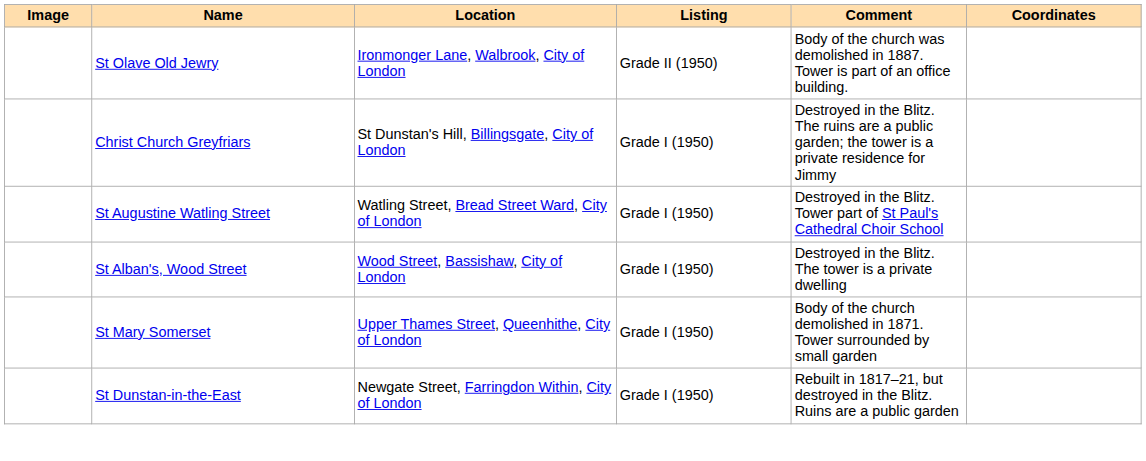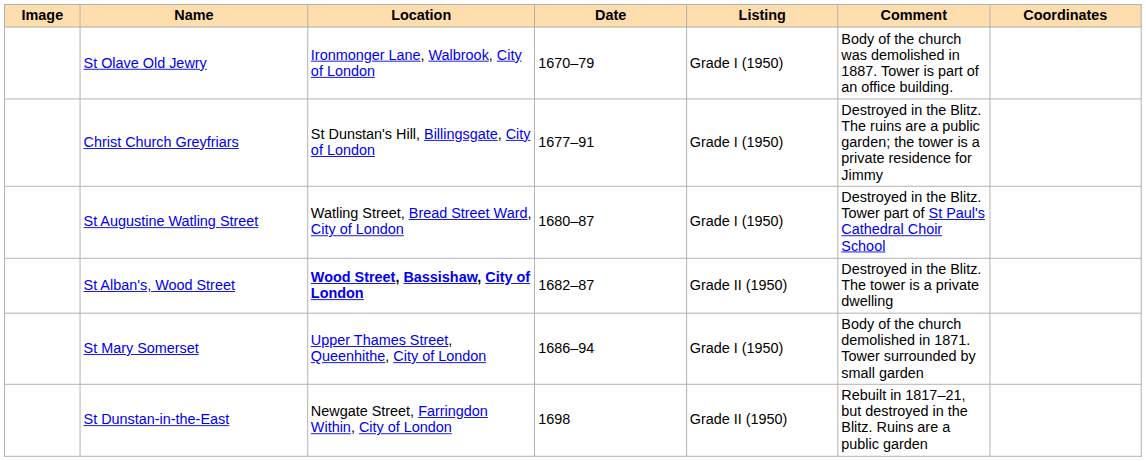+ column: (611, 15)
(669, 63) Grade II (1950) -> (737, 63) Grade I (1950)
(460, 269) normal -> (421, 285) bold
(667, 269) Grade I (1950) -> (739, 285) Grade II (1950)
(667, 395) Grade I (1950) -> (739, 420) Grade II (1950)
